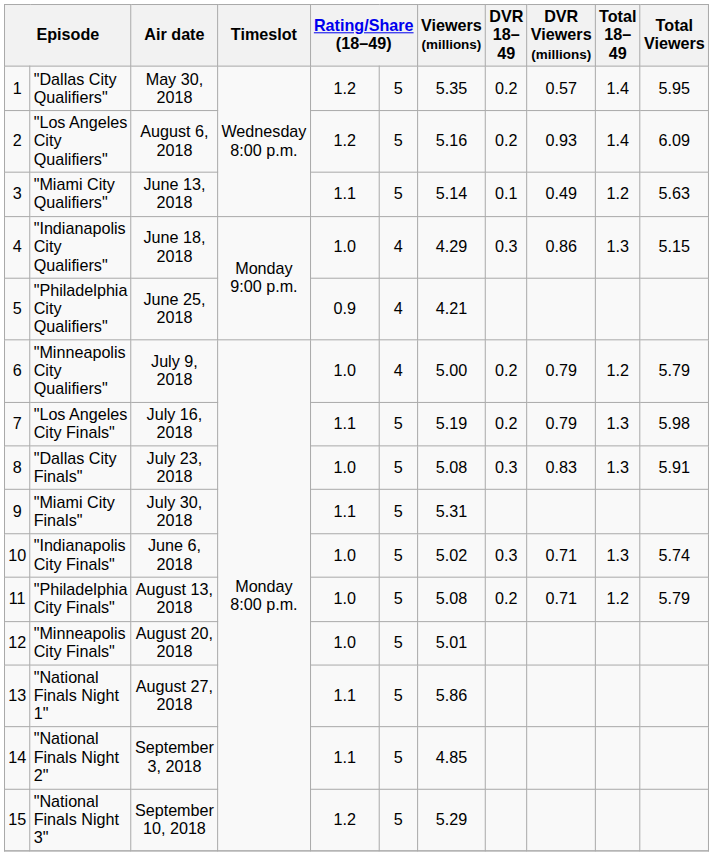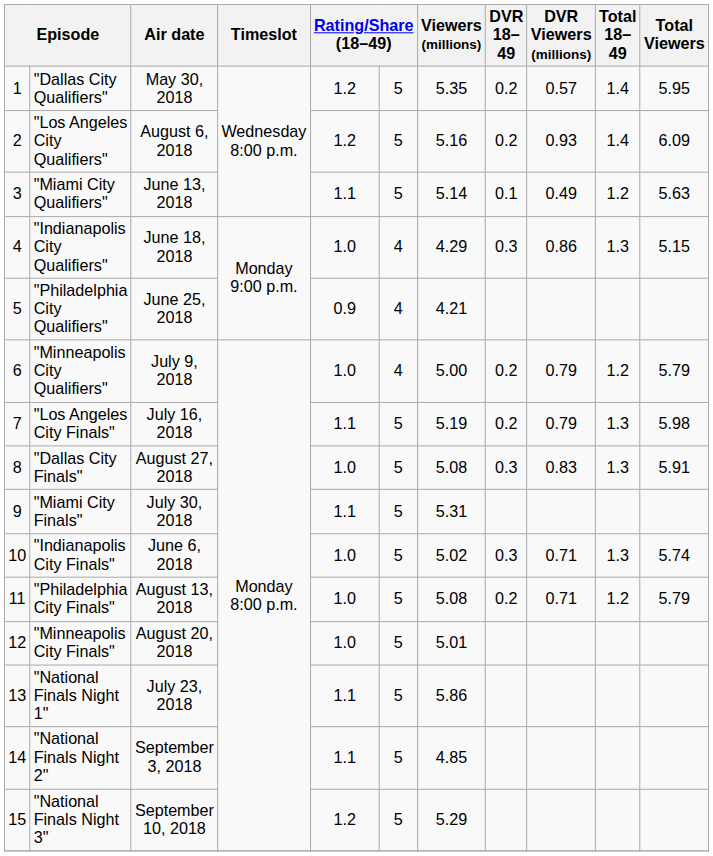(174, 467) July 23, 2018 -> (174, 467) August 27, 2018
(174, 695) August 27, 2018 -> (174, 695) July 23, 2018
